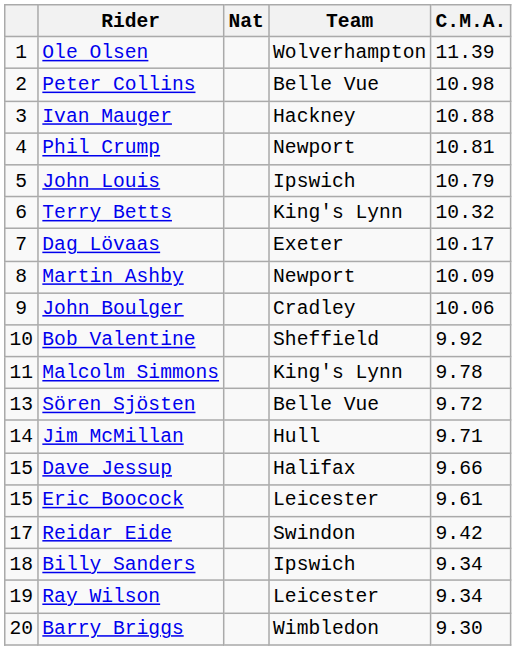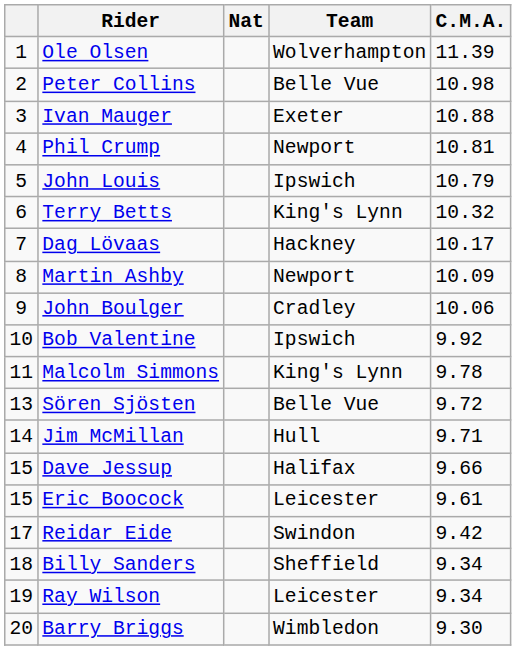(314, 117) Hackney -> (308, 117) Exeter
(308, 245) Exeter -> (314, 245) Hackney
(326, 341) Sheffield -> (314, 341) Ipswich
(314, 565) Ipswich -> (326, 565) Sheffield
